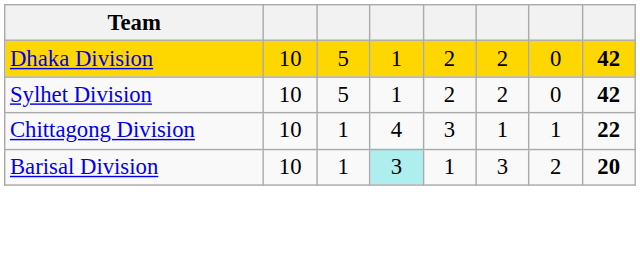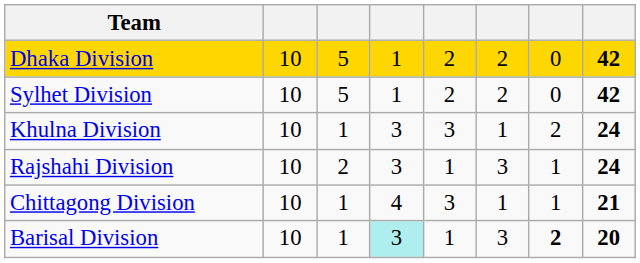+ row: (85, 130)
+ row: (92, 166)
(609, 130) 22 -> (609, 202) 21
(556, 166) normal -> (556, 238) bold
